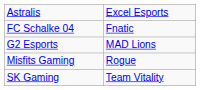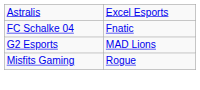- row: (33, 77)
